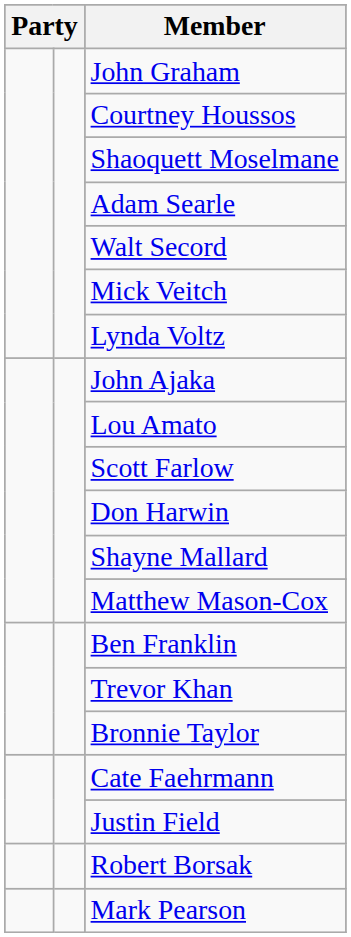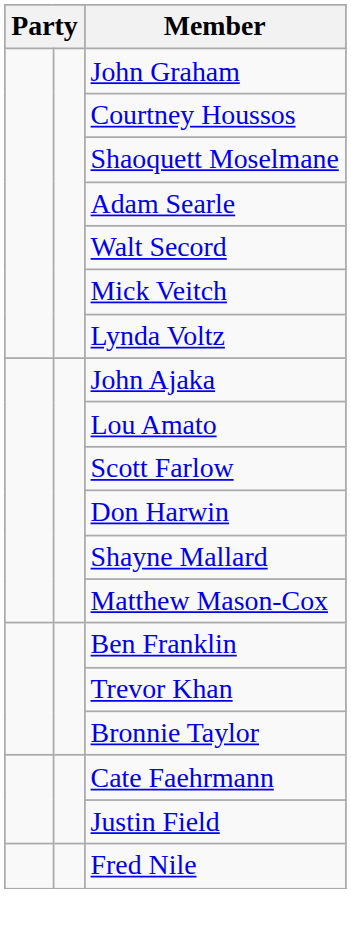+ row: (144, 865)
- row: (171, 865)
- row: (168, 909)
